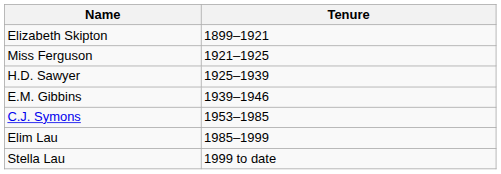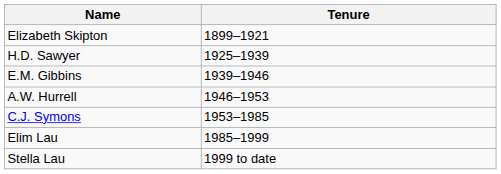- row: (50, 55)
+ row: (42, 96)
